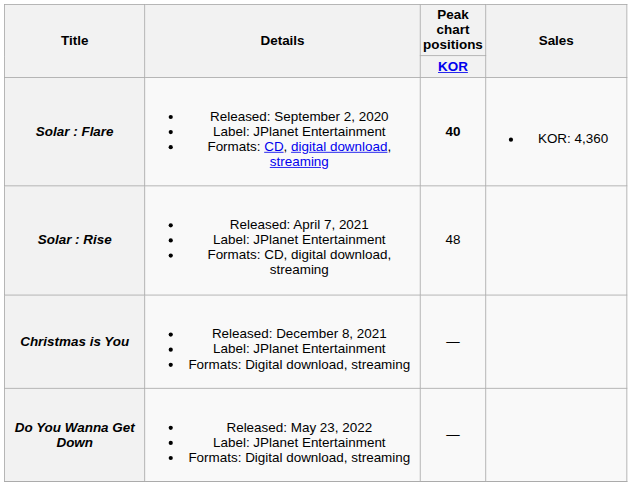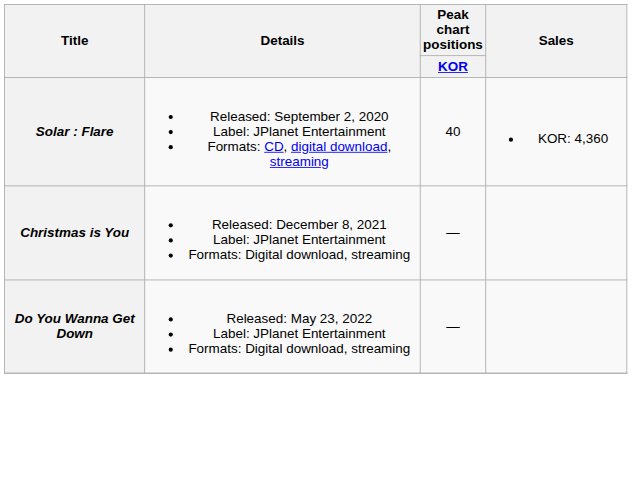(453, 131) bold -> (453, 131) normal
- row: (75, 240)
